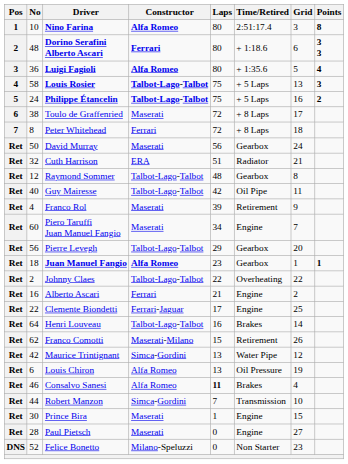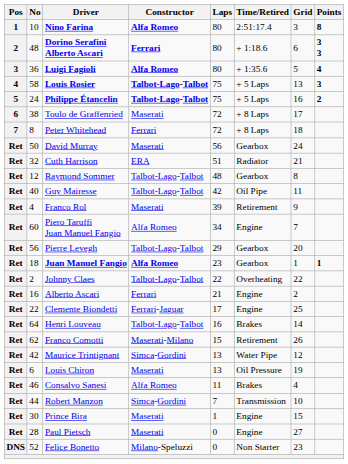(147, 227) Maserati -> (154, 227) Alfa Romeo
(154, 370) Alfa Romeo -> (147, 370) Maserati
(217, 385) bold -> (217, 385) normal
